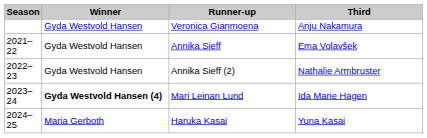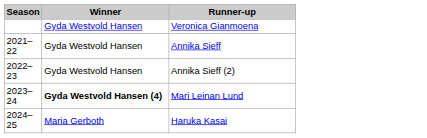- column: (359, 11)
